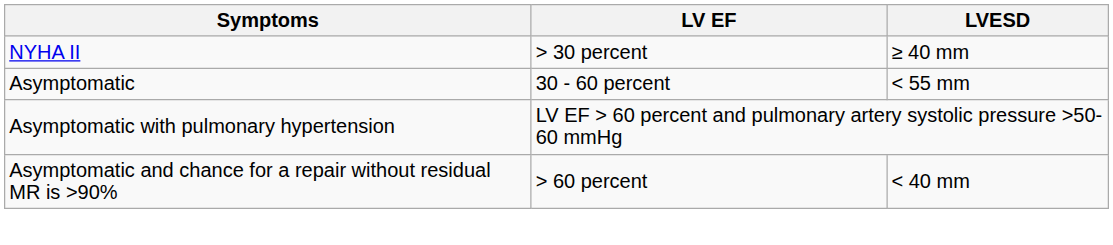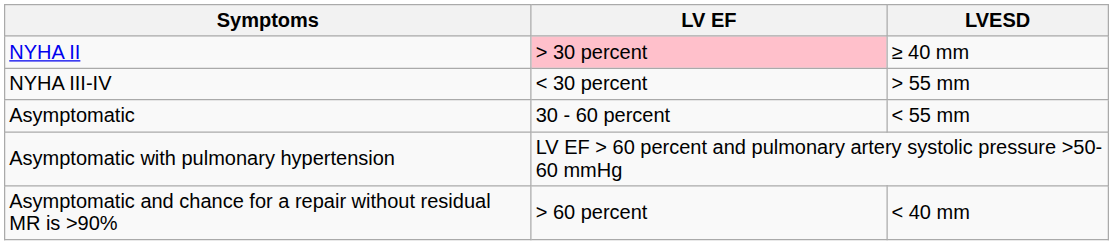(592, 52) no background -> (592, 52) pink background
+ row: (60, 83)
